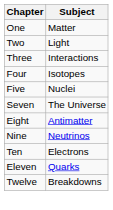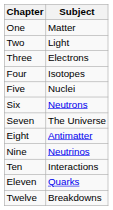(73, 58) Interactions -> (68, 58) Electrons
+ row: (13, 105)
(68, 151) Electrons -> (73, 167) Interactions
